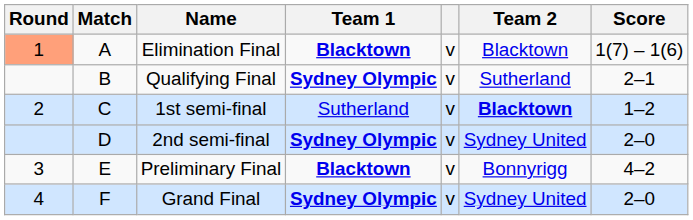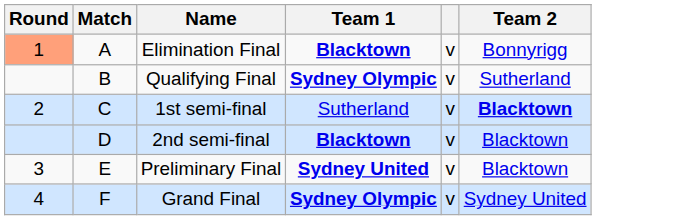- column: (639, 19)
(525, 49) Blacktown -> (525, 49) Bonnyrigg
(363, 139) Sydney Olympic -> (363, 139) Blacktown
(525, 139) Sydney United -> (525, 139) Blacktown
(363, 169) Blacktown -> (363, 169) Sydney United
(525, 169) Bonnyrigg -> (525, 169) Blacktown
